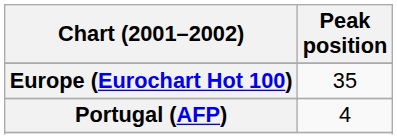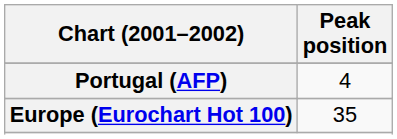rows swapped: (151, 80) <-> (151, 115)
